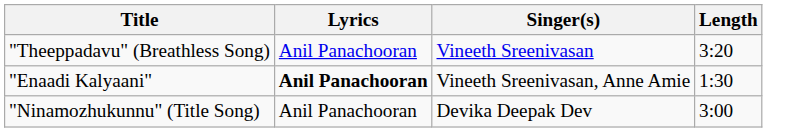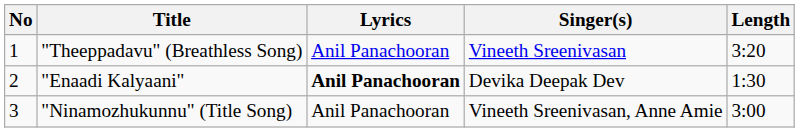+ column: (21, 19)
(563, 80) Vineeth Sreenivasan, Anne Amie -> (547, 80) Devika Deepak Dev
(514, 111) Devika Deepak Dev -> (596, 111) Vineeth Sreenivasan, Anne Amie
